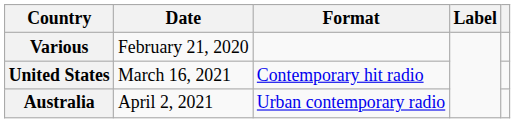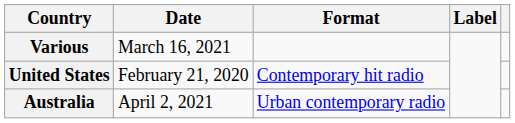(183, 46) February 21, 2020 -> (174, 46) March 16, 2021
(174, 74) March 16, 2021 -> (183, 74) February 21, 2020
